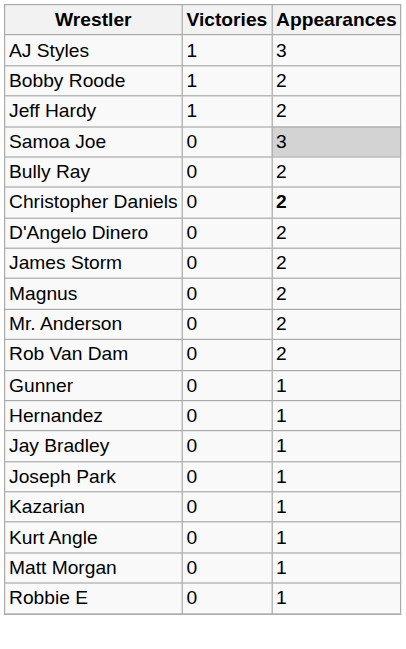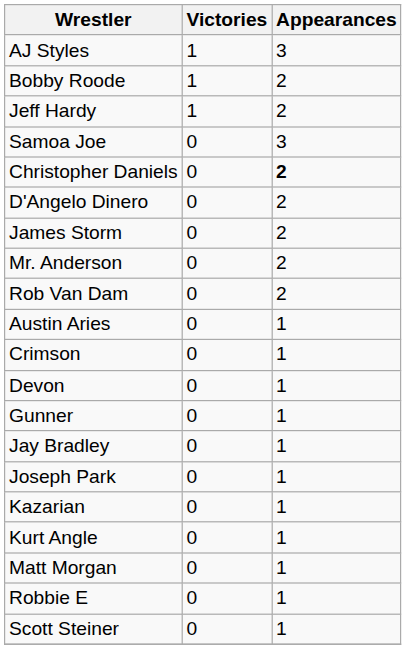(281, 141) lightgrey background -> (281, 141) no background
- row: (50, 171)
- row: (43, 293)
+ row: (60, 324)
+ row: (45, 354)
+ row: (37, 385)
- row: (56, 415)
+ row: (64, 628)
